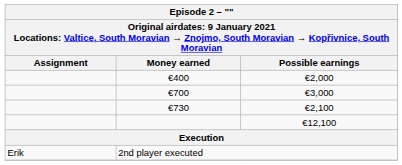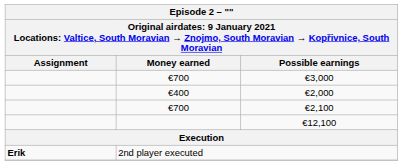rows swapped: (319, 93) <-> (319, 78)
(178, 108) €730 -> (178, 108) €700
(16, 152) normal -> (16, 152) bold
